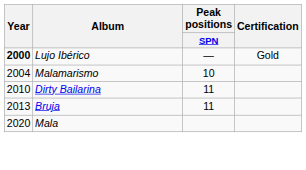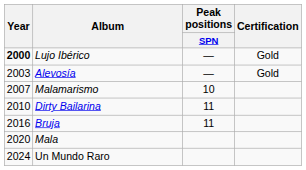+ row: (55, 73)
(19, 73) 2004 -> (19, 90) 2007
(19, 106) 2013 -> (19, 123) 2016
+ row: (72, 157)
